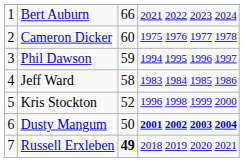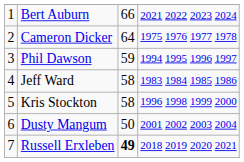(128, 37) 60 -> (128, 37) 64
(128, 102) 52 -> (128, 102) 58
(189, 124) bold -> (189, 124) normal
